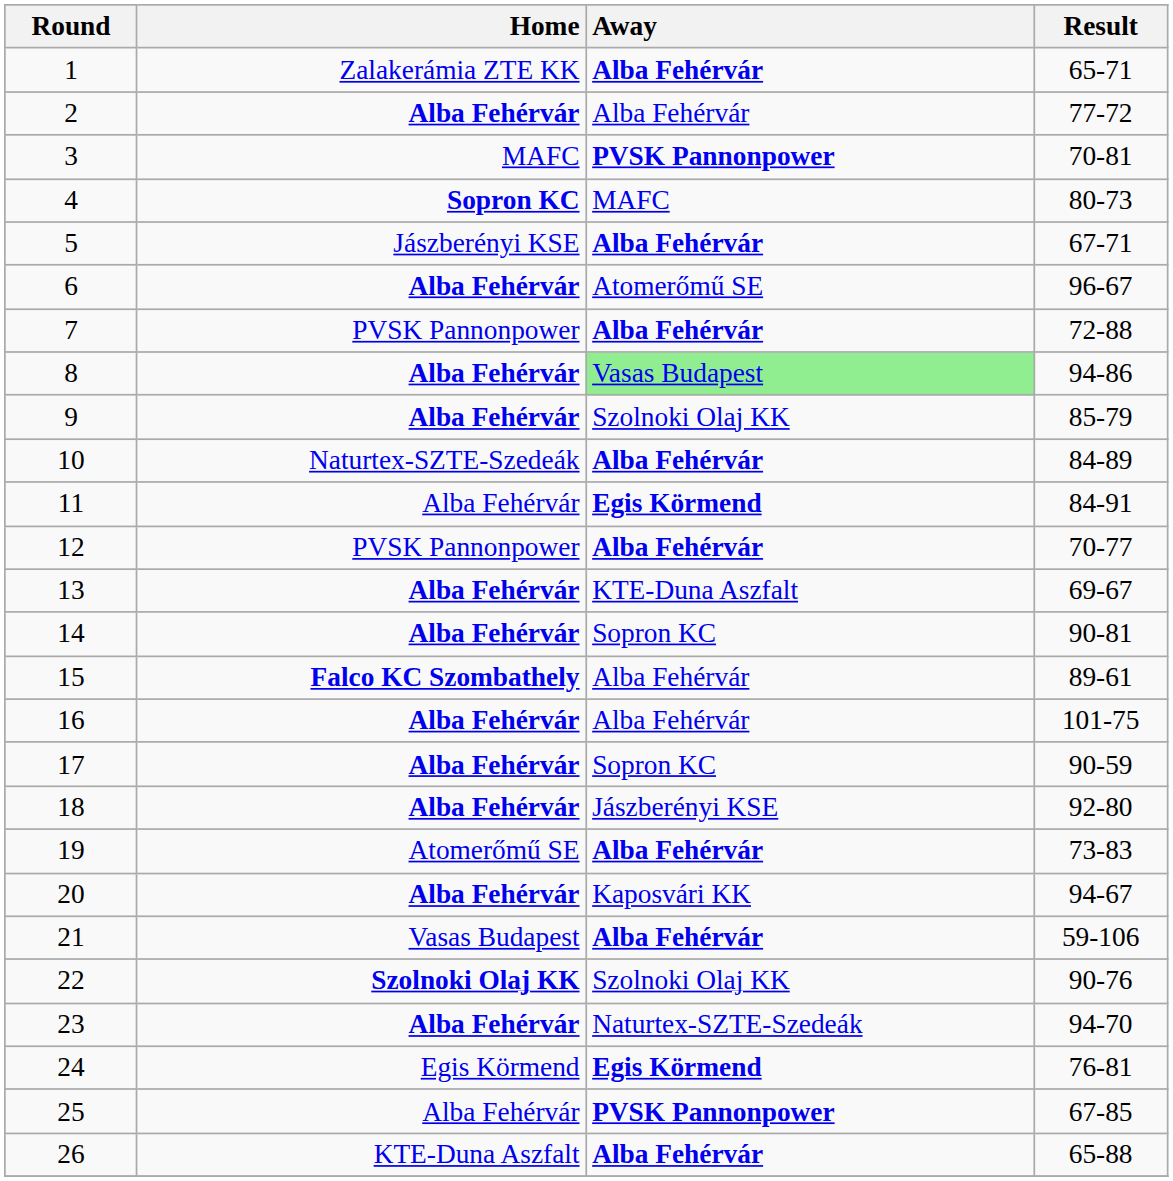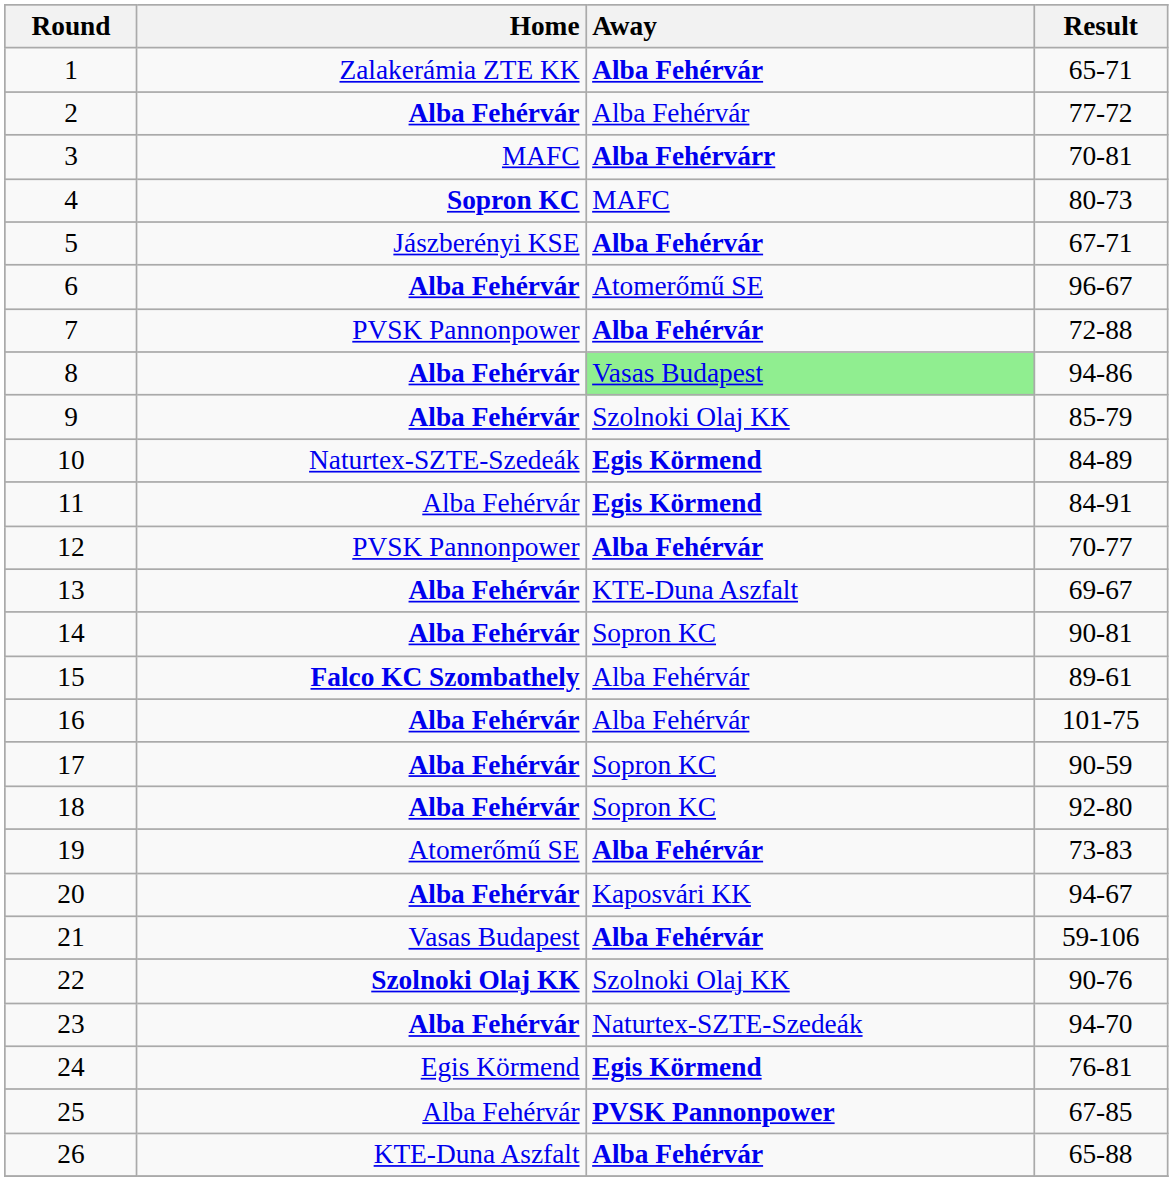(713, 156) PVSK Pannonpower -> (684, 156) Alba Fehérvárr
(678, 460) Alba Fehérvár -> (677, 460) Egis Körmend
(685, 807) Jászberényi KSE -> (654, 807) Sopron KC
